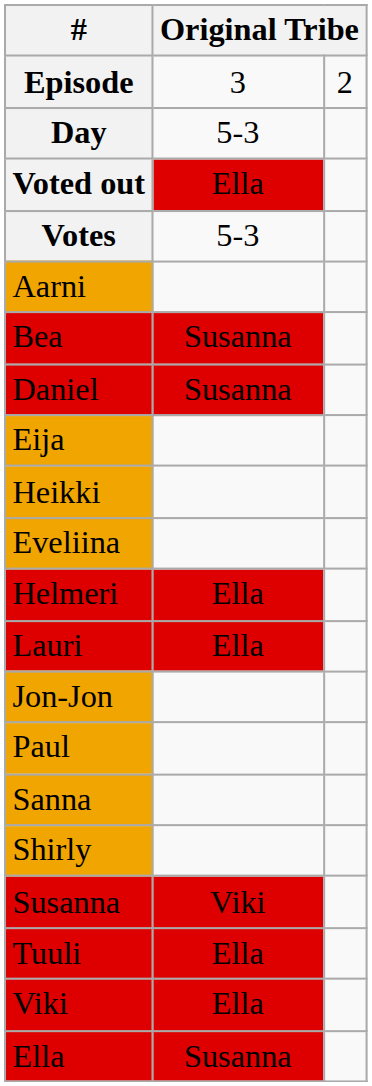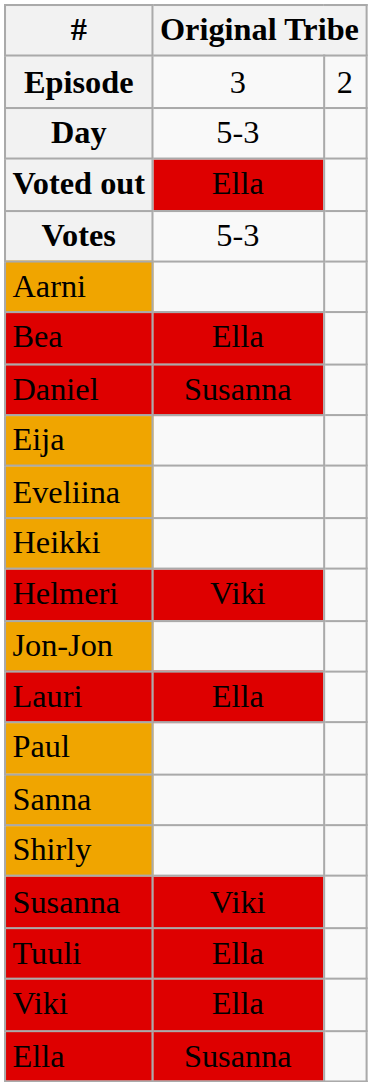(238, 337) Susanna -> (238, 337) Ella
rows swapped: (66, 542) <-> (56, 491)
(238, 593) Ella -> (238, 593) Viki
rows swapped: (63, 696) <-> (47, 645)
